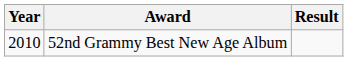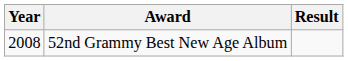(24, 42) 2010 -> (24, 42) 2008
